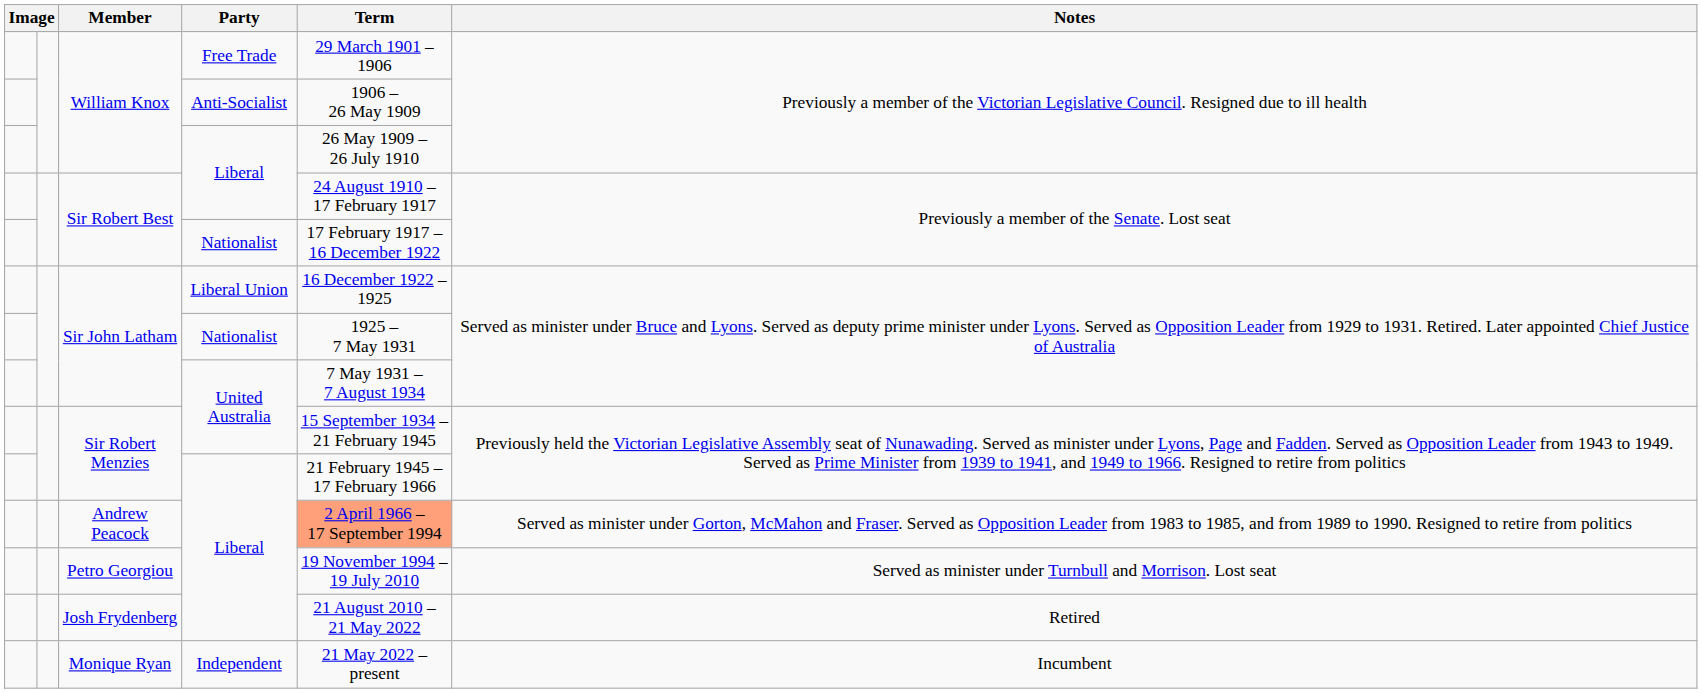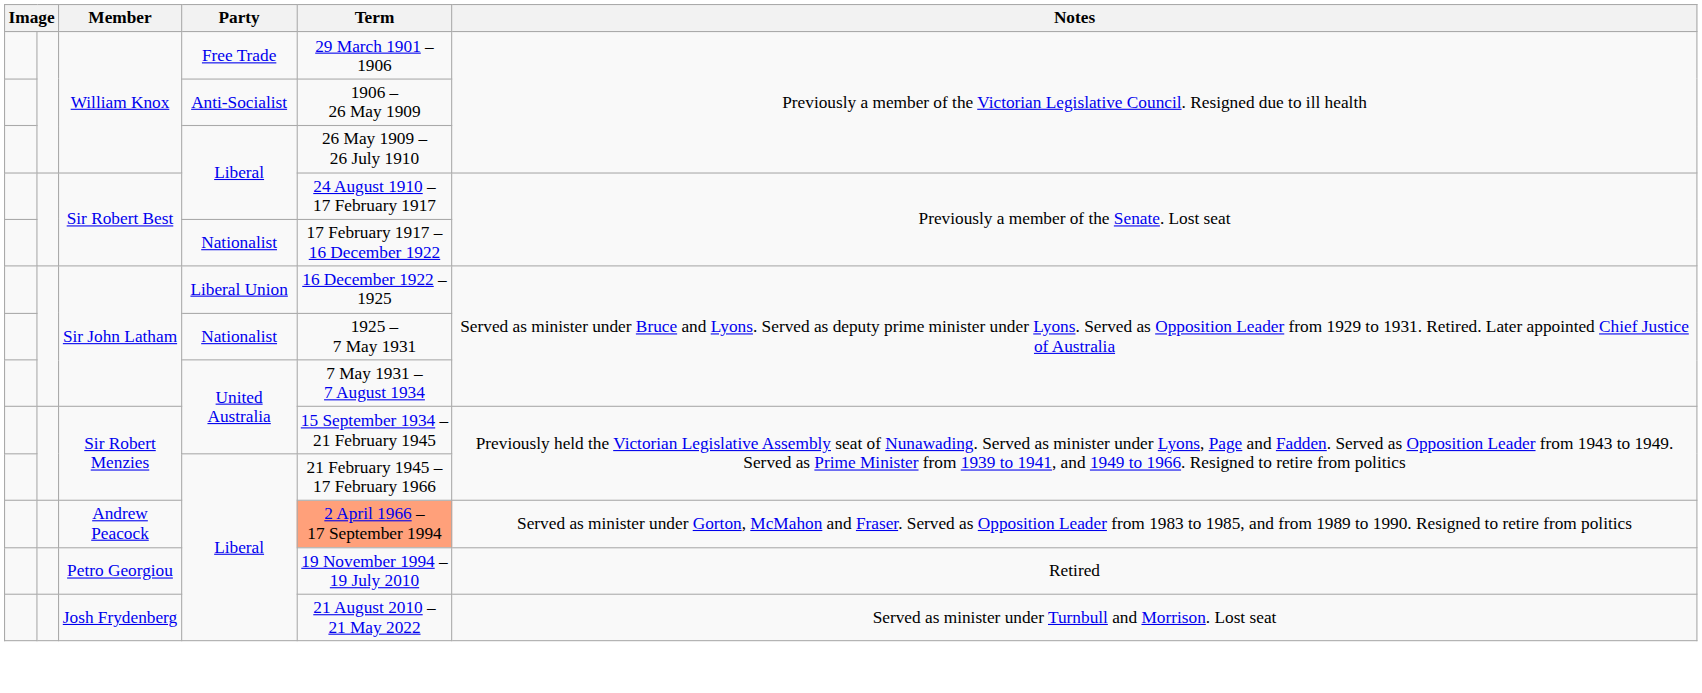(1075, 570) Served as minister under Turnbull and Morrison. Lost seat -> (1075, 570) Retired
(1075, 617) Retired -> (1075, 617) Served as minister under Turnbull and Morrison. Lost seat
- row: (120, 664)
